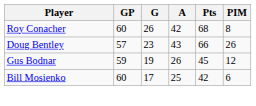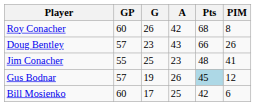+ row: (35, 61)
(121, 61) 59 -> (121, 77) 57
(203, 61) no background -> (203, 77) lightblue background
